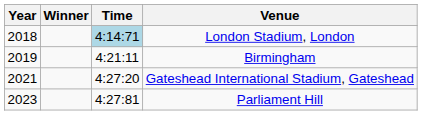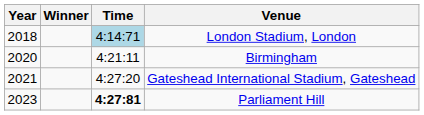(22, 58) 2019 -> (22, 58) 2020
(117, 100) normal -> (118, 100) bold
